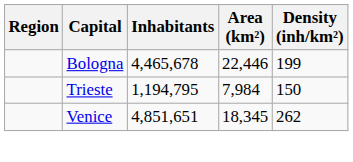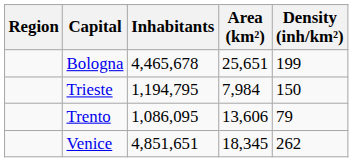(245, 63) 22,446 -> (245, 63) 25,651
+ row: (89, 116)
